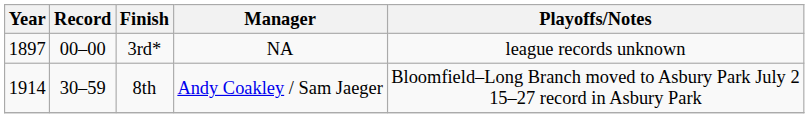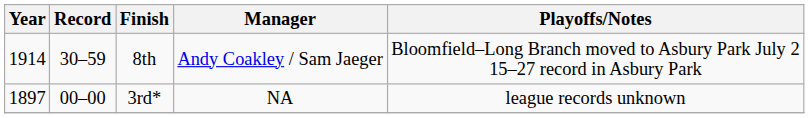rows swapped: (144, 48) <-> (144, 87)
